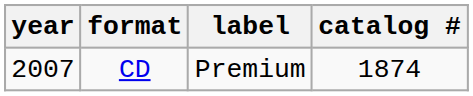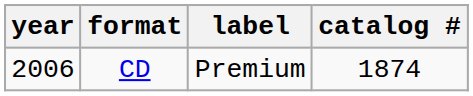(43, 70) 2007 -> (43, 70) 2006
